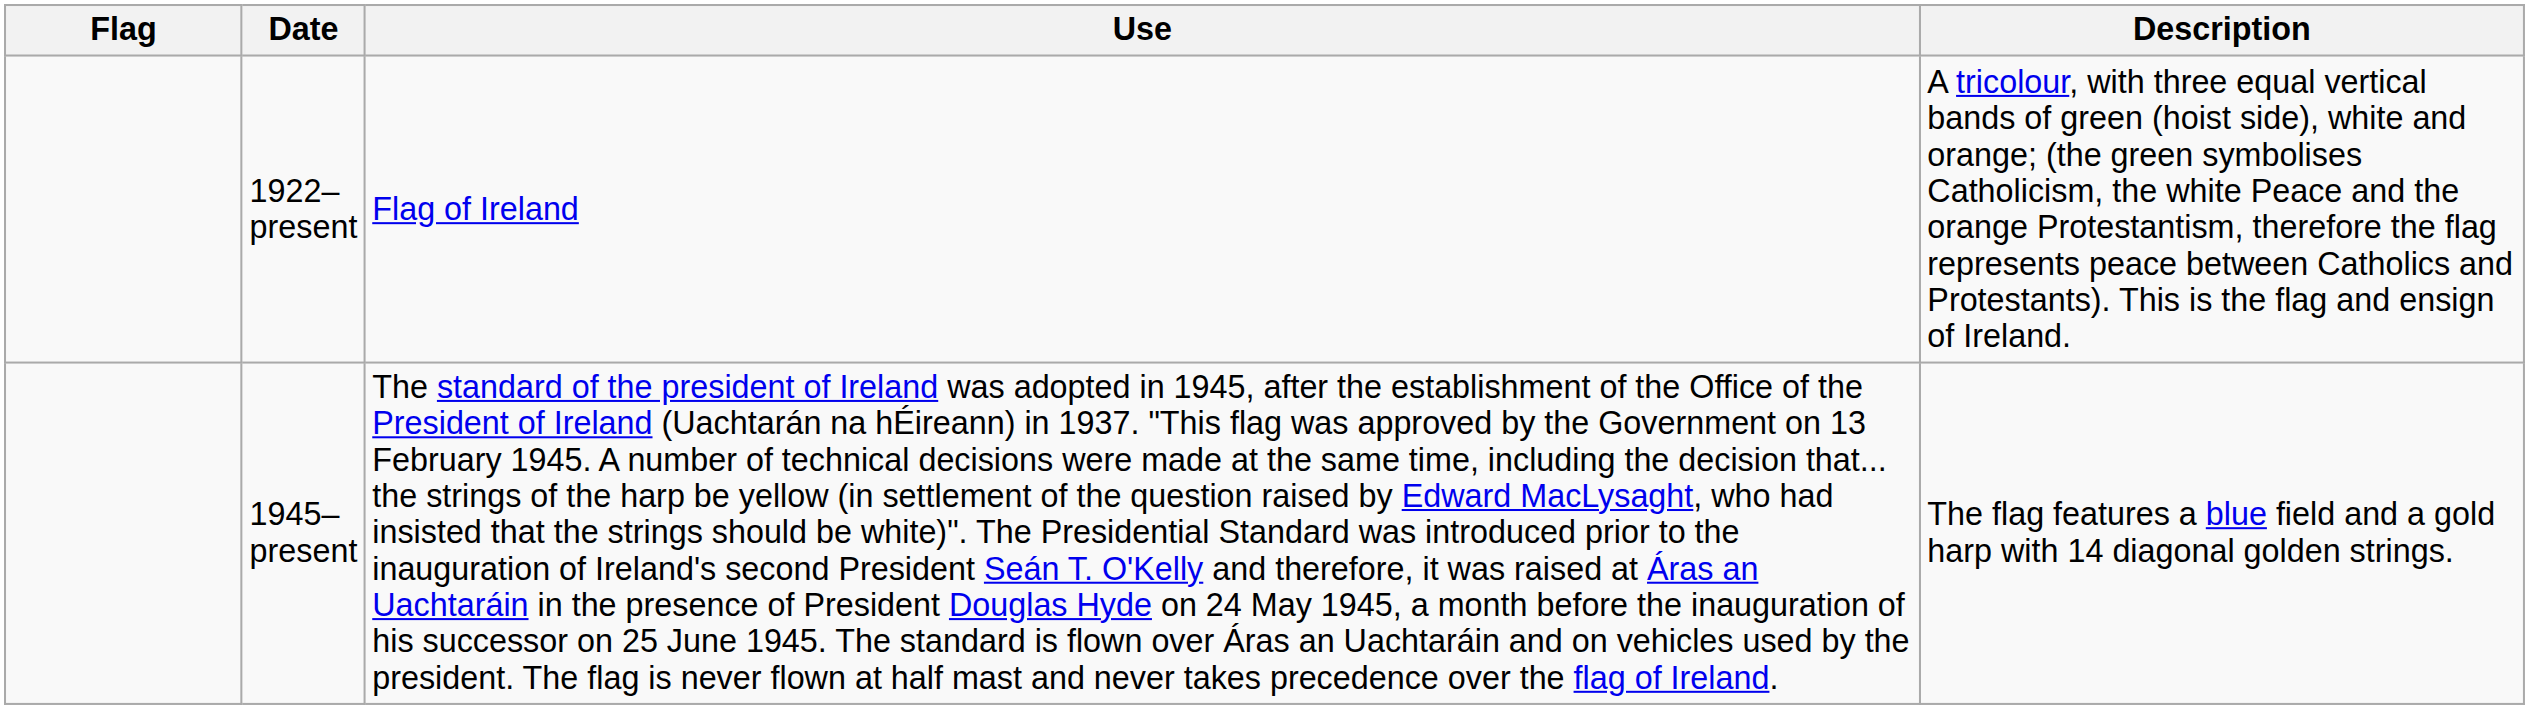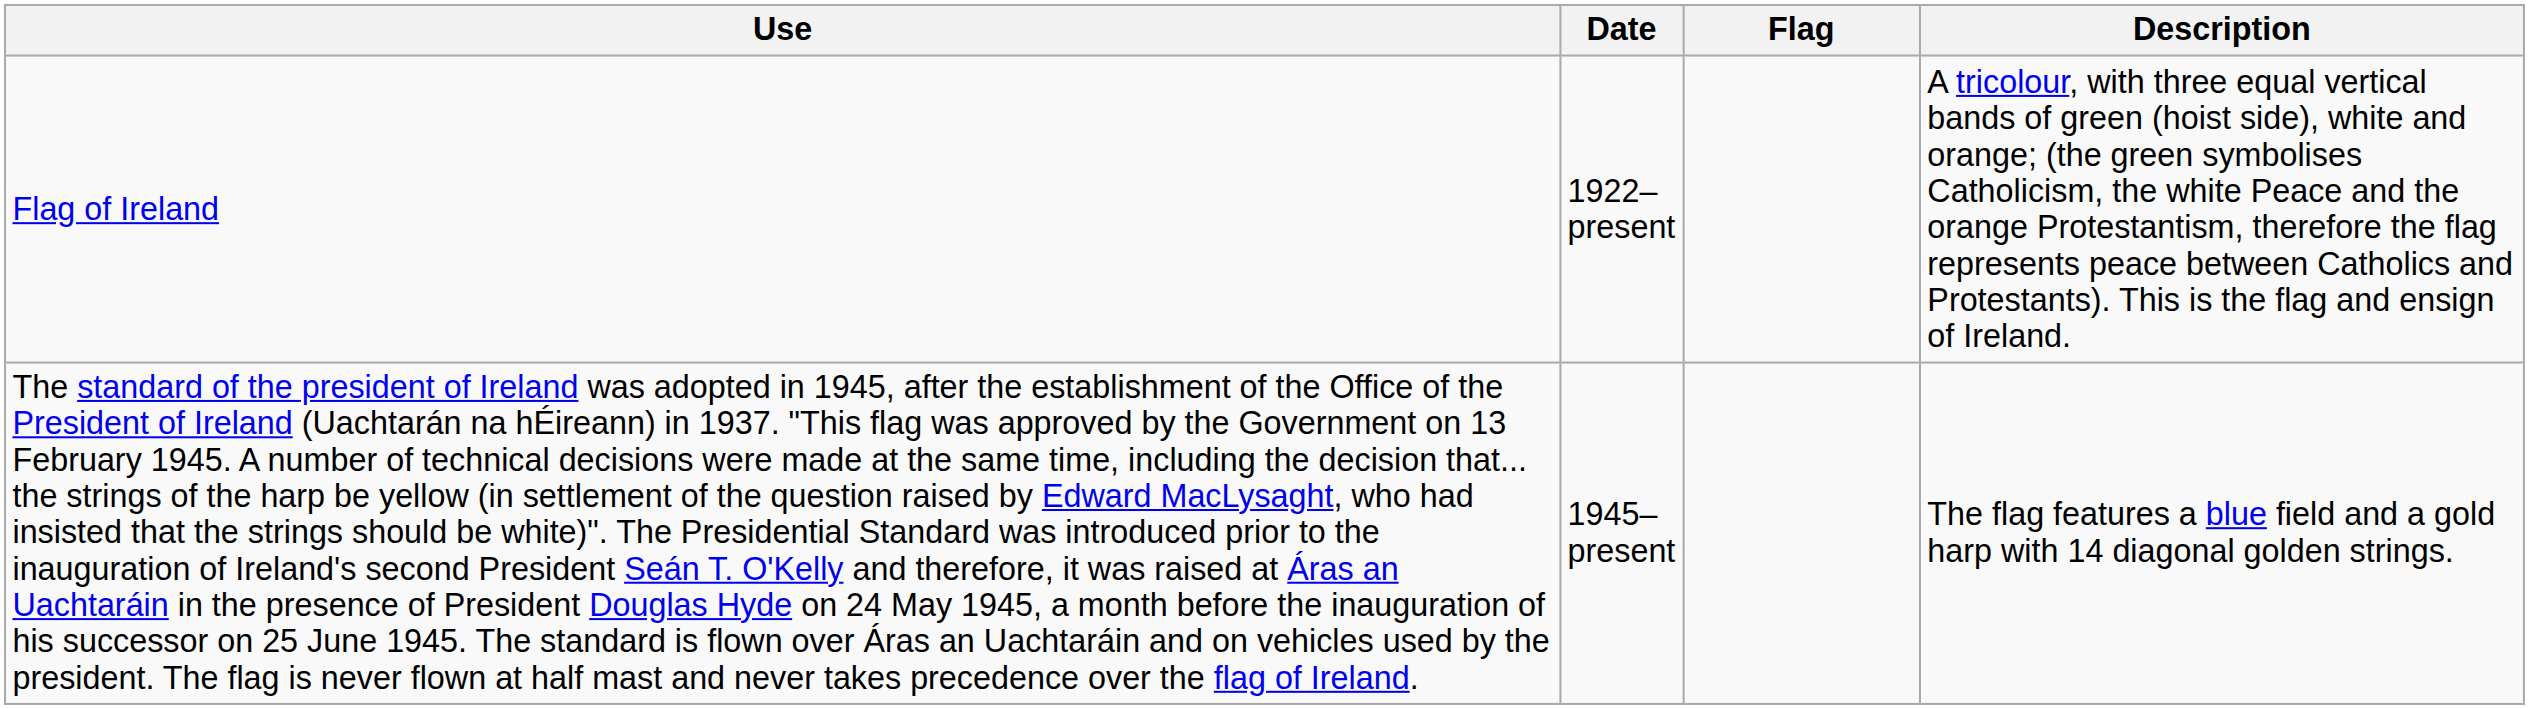columns swapped: (124, 30) <-> (1142, 30)
